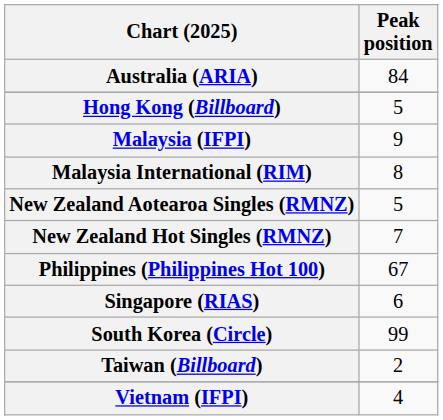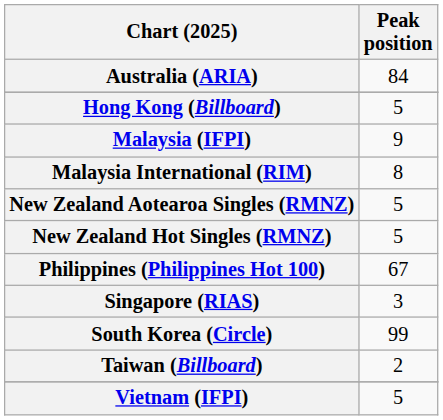(398, 236) 7 -> (398, 236) 5
(398, 301) 6 -> (398, 301) 3
(398, 397) 4 -> (398, 397) 5
